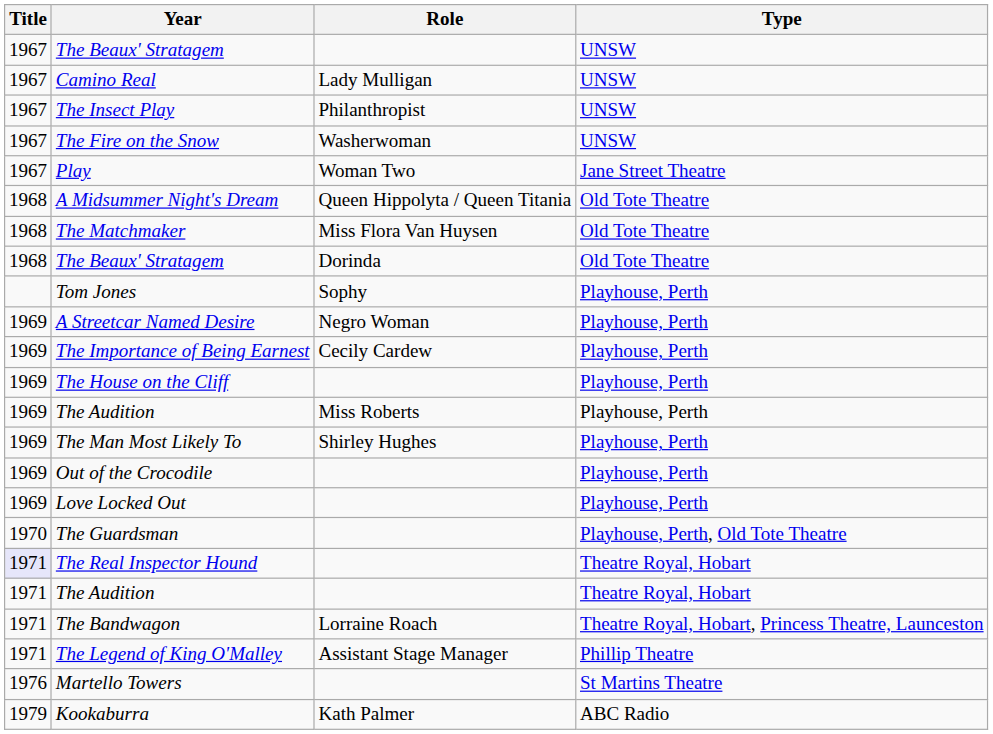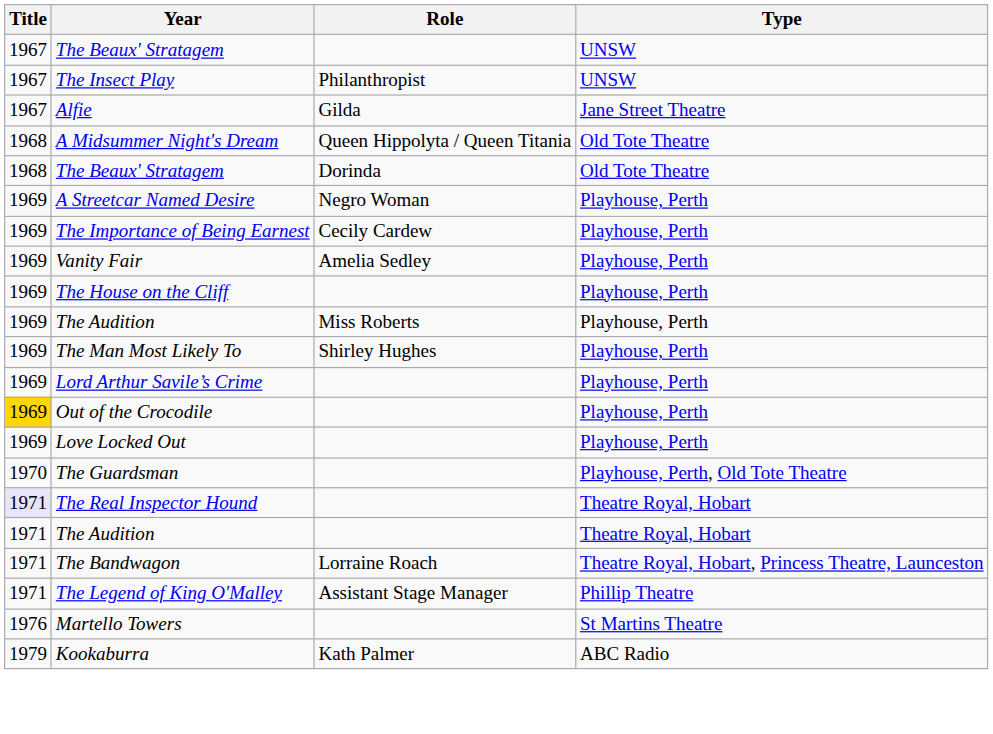- row: (106, 79)
- row: (137, 140)
+ row: (74, 110)
- row: (73, 170)
- row: (121, 230)
- row: (96, 291)
+ row: (99, 261)
+ row: (159, 381)
(28, 472) no background -> (28, 412) gold background
